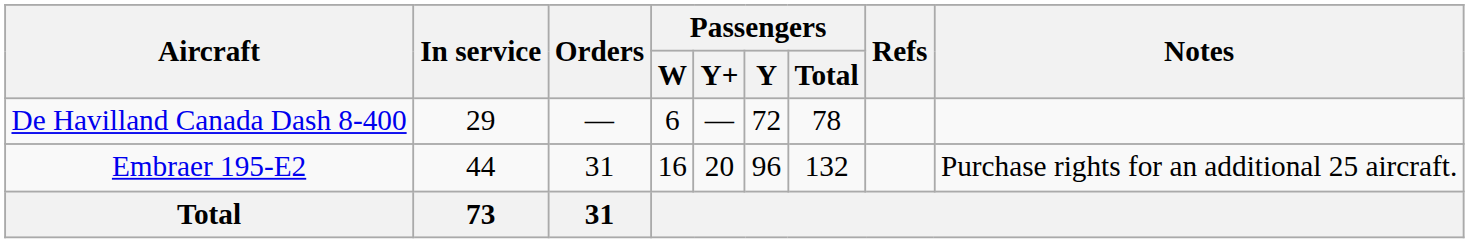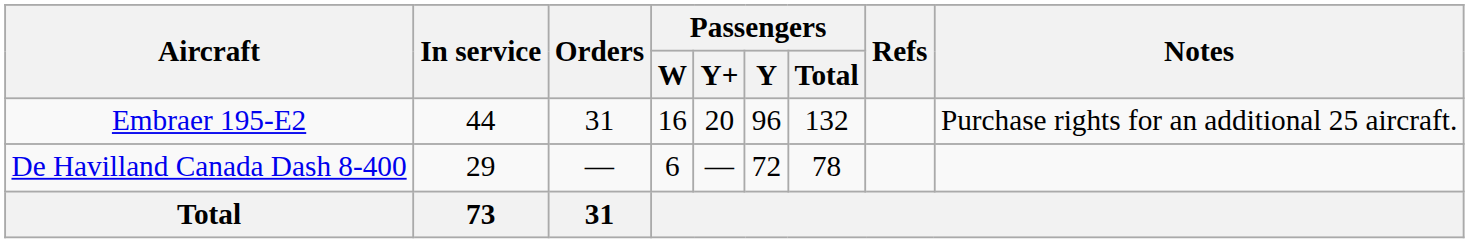rows swapped: (209, 120) <-> (209, 167)
